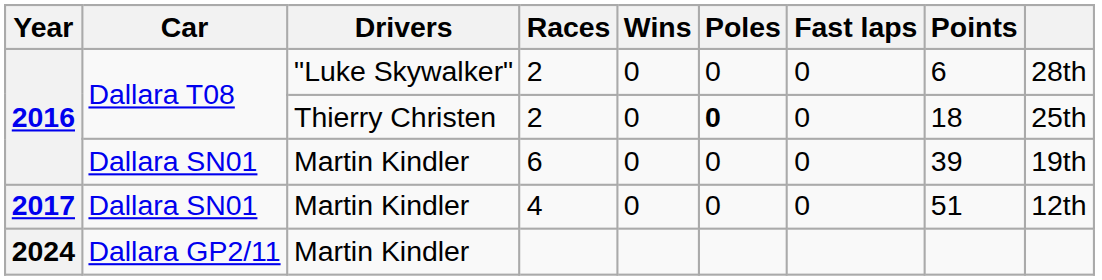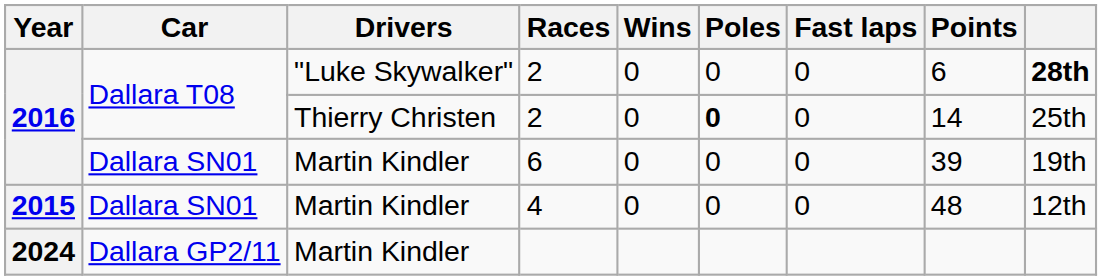(1059, 72) normal -> (1060, 72) bold
(947, 117) 18 -> (947, 117) 14
(43, 206) 2017 -> (43, 206) 2015
(947, 206) 51 -> (947, 206) 48
